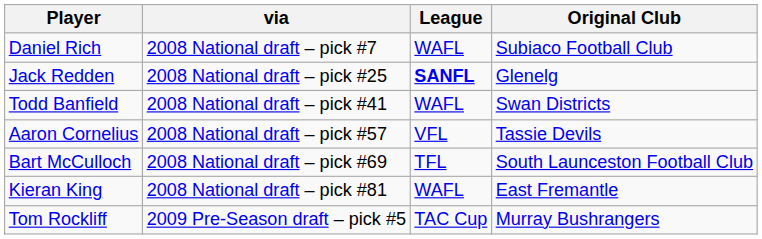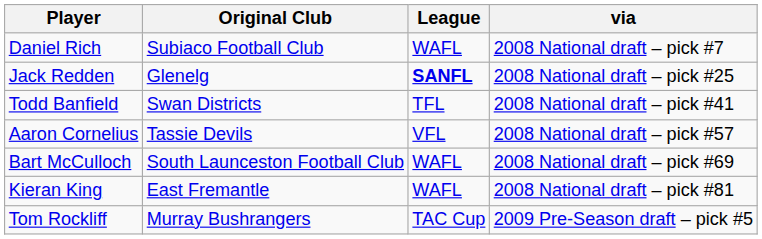columns swapped: (624, 18) <-> (276, 18)
(439, 104) WAFL -> (428, 104) TFL
(430, 162) TFL -> (437, 162) WAFL
